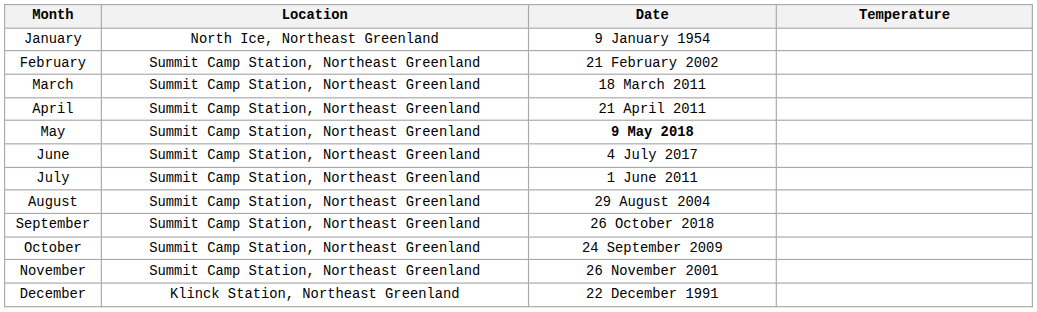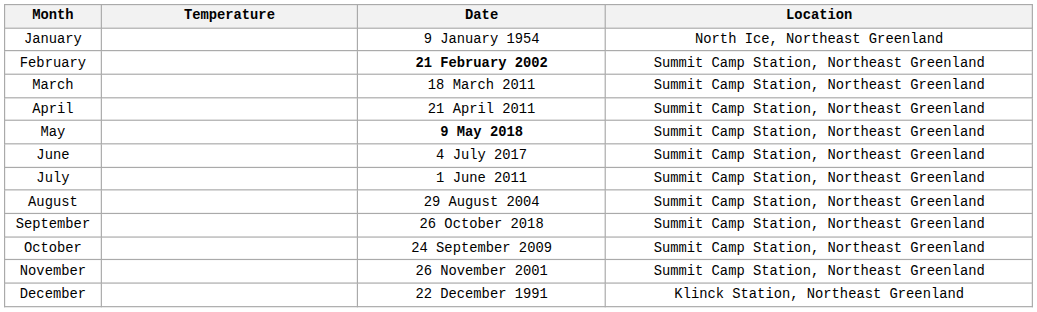columns swapped: (905, 16) <-> (315, 16)
(652, 62) normal -> (482, 62) bold
